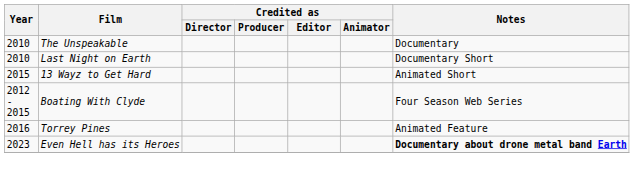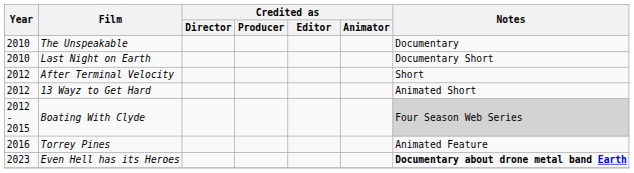+ row: (107, 75)
(18, 75) 2015 -> (18, 91) 2012
(459, 102) no background -> (459, 117) lightgrey background
